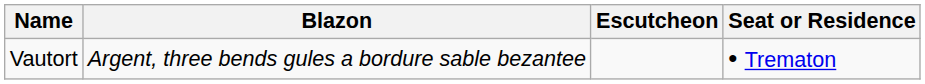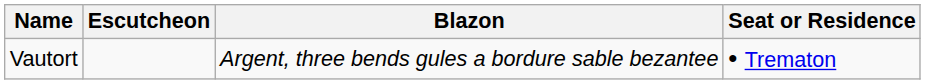columns swapped: (657, 21) <-> (337, 21)
